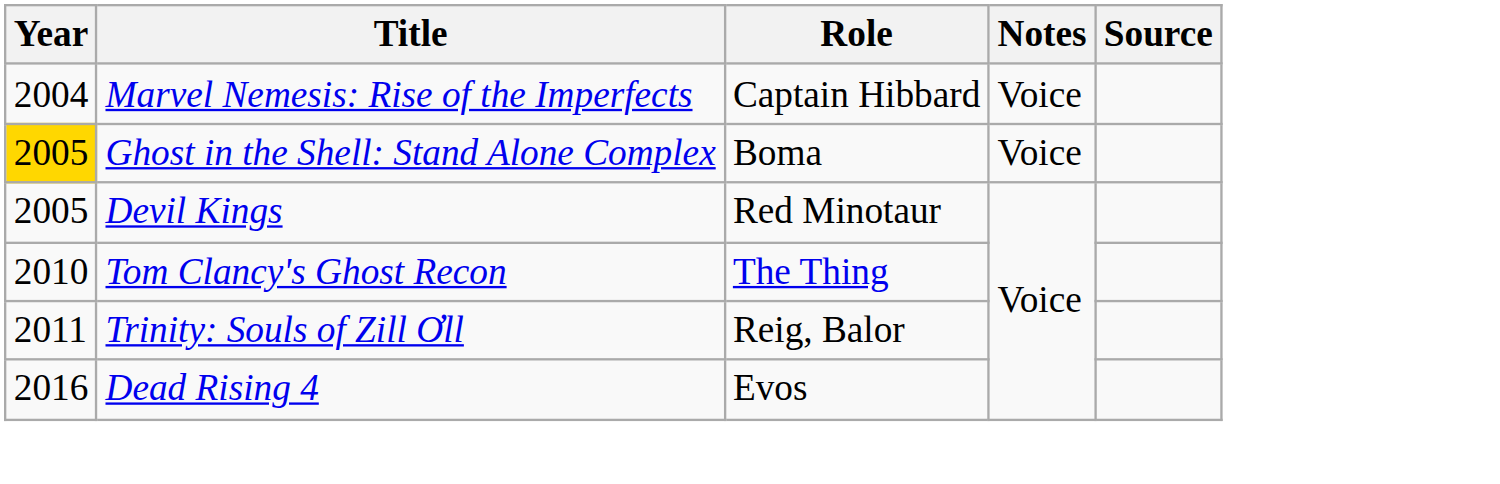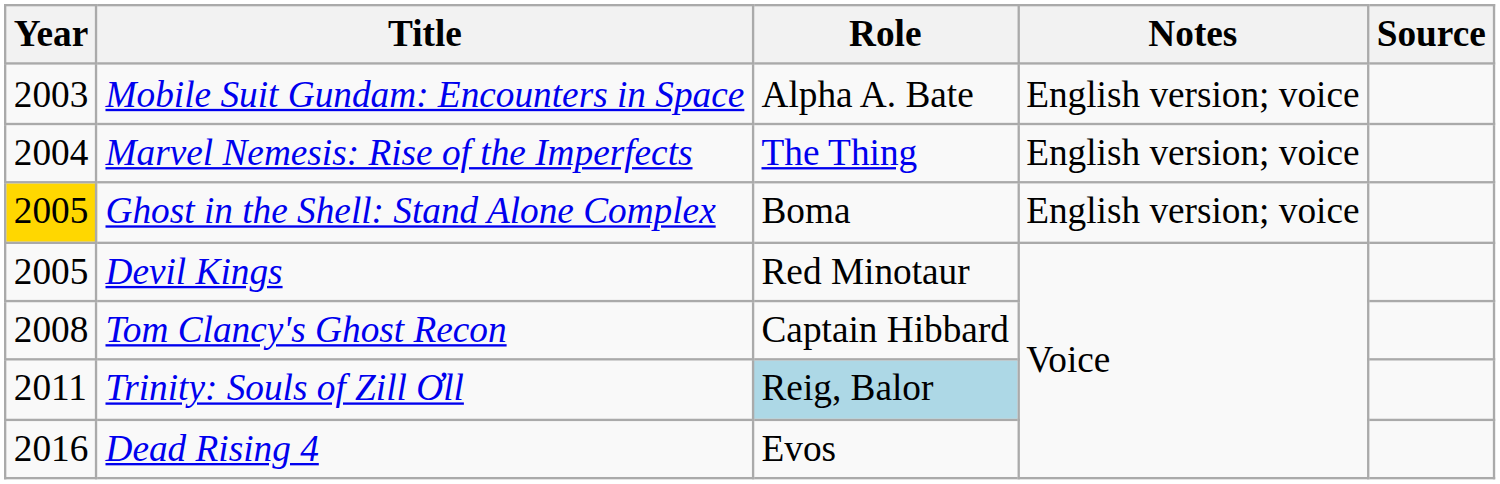+ row: (425, 93)
(857, 93) Captain Hibbard -> (839, 152) The Thing
(1040, 93) Voice -> (1193, 152) English version; voice
(1040, 152) Voice -> (1193, 211) English version; voice
(51, 270) 2010 -> (51, 329) 2008
(811, 270) The Thing -> (885, 329) Captain Hibbard
(819, 329) no background -> (847, 388) lightblue background
